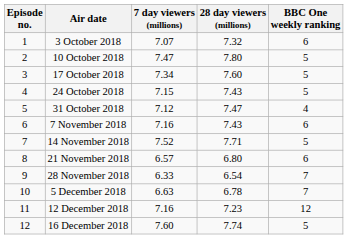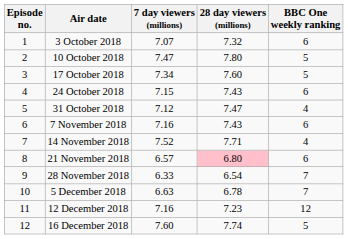(306, 91) 5 -> (306, 91) 6
(306, 141) 5 -> (306, 141) 4
(233, 158) no background -> (233, 158) pink background
